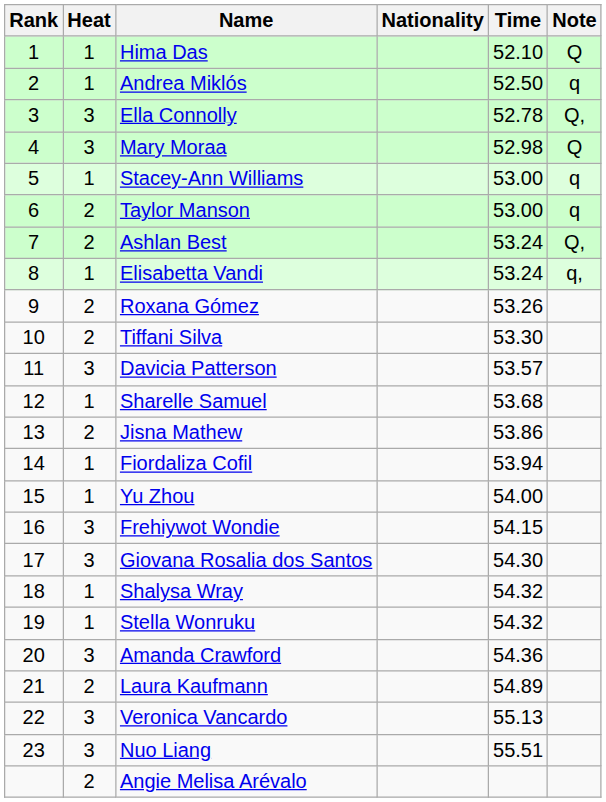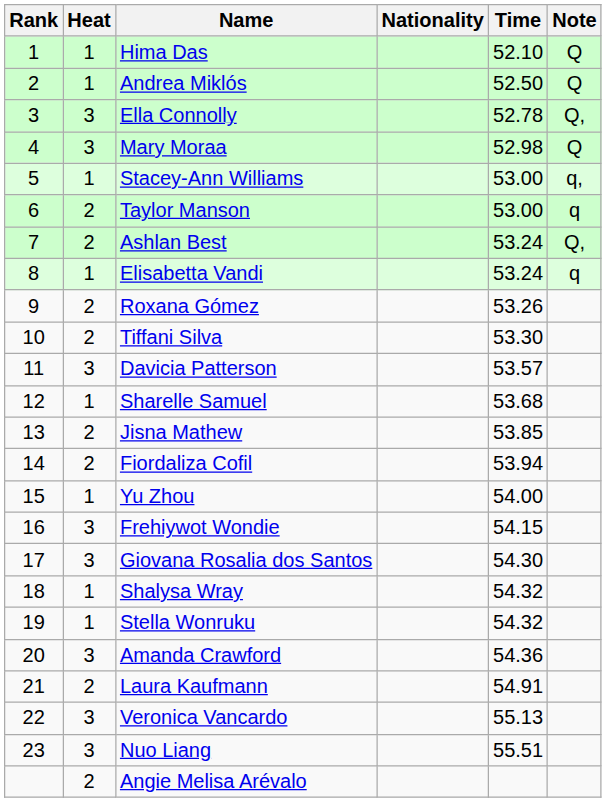(575, 83) q -> (574, 83) Q
(575, 178) q -> (575, 178) q,
(575, 274) q, -> (575, 274) q
(518, 432) 53.86 -> (518, 432) 53.85
(89, 464) 1 -> (89, 464) 2
(518, 686) 54.89 -> (518, 686) 54.91
